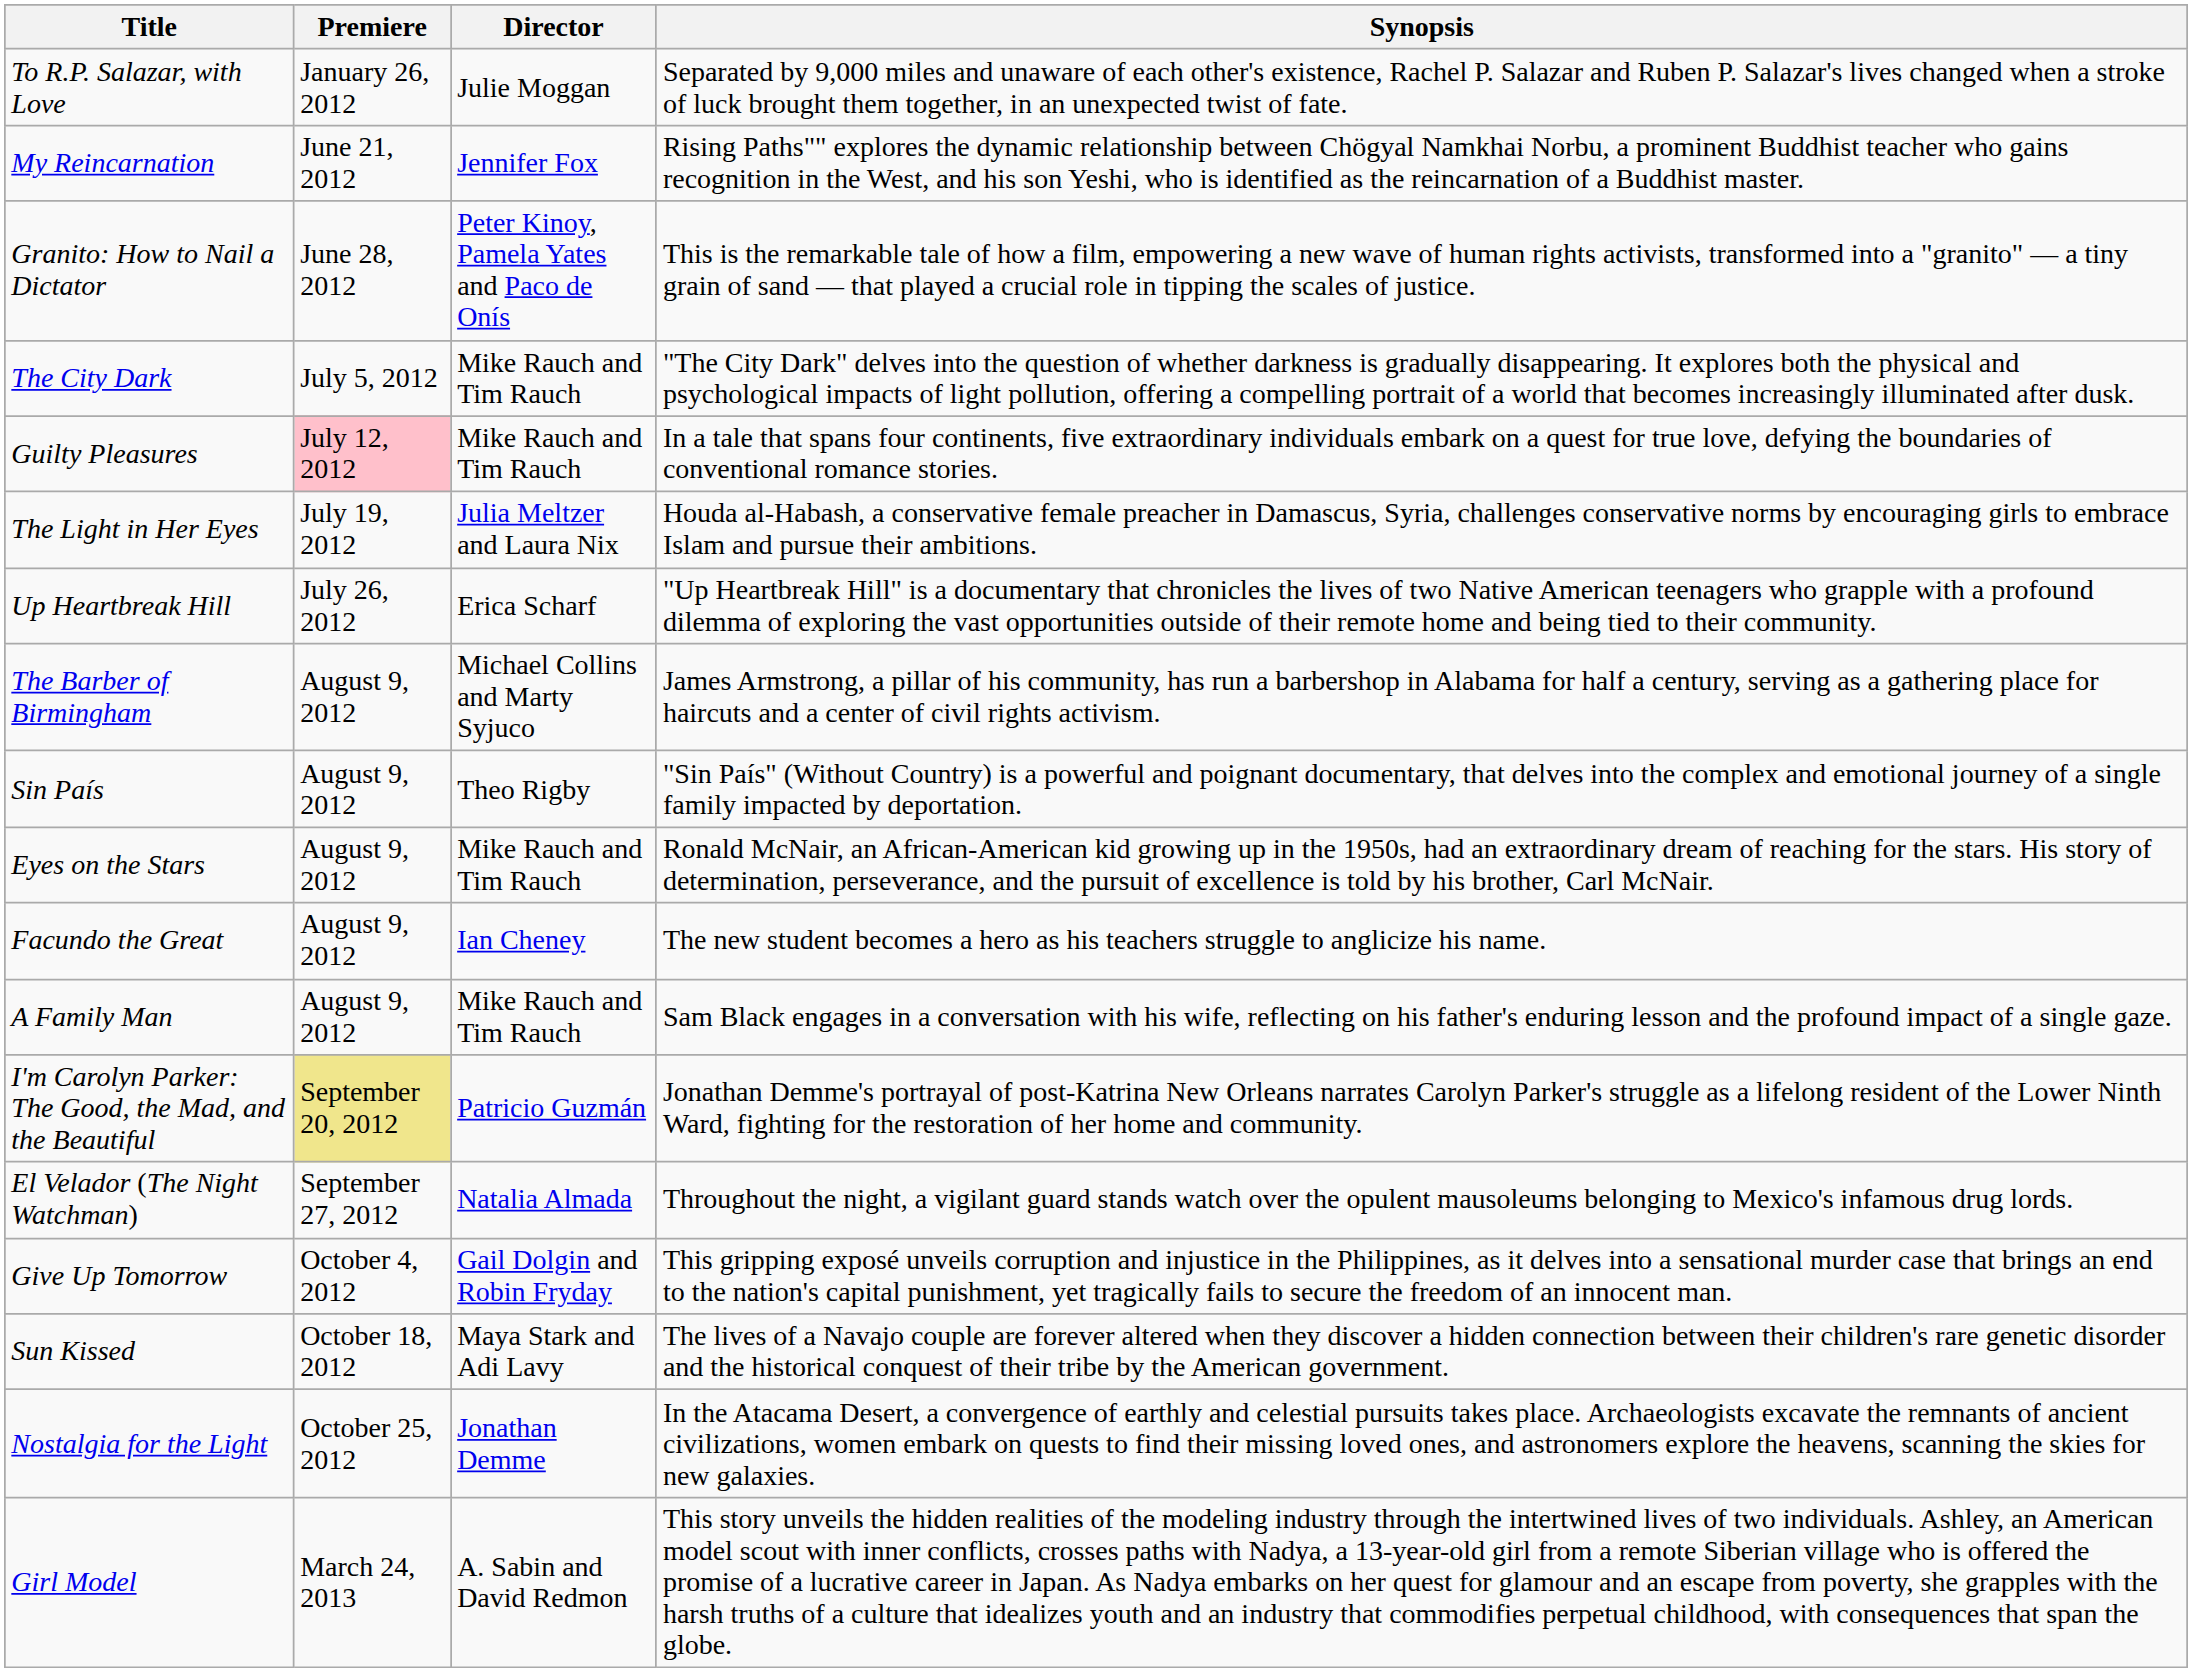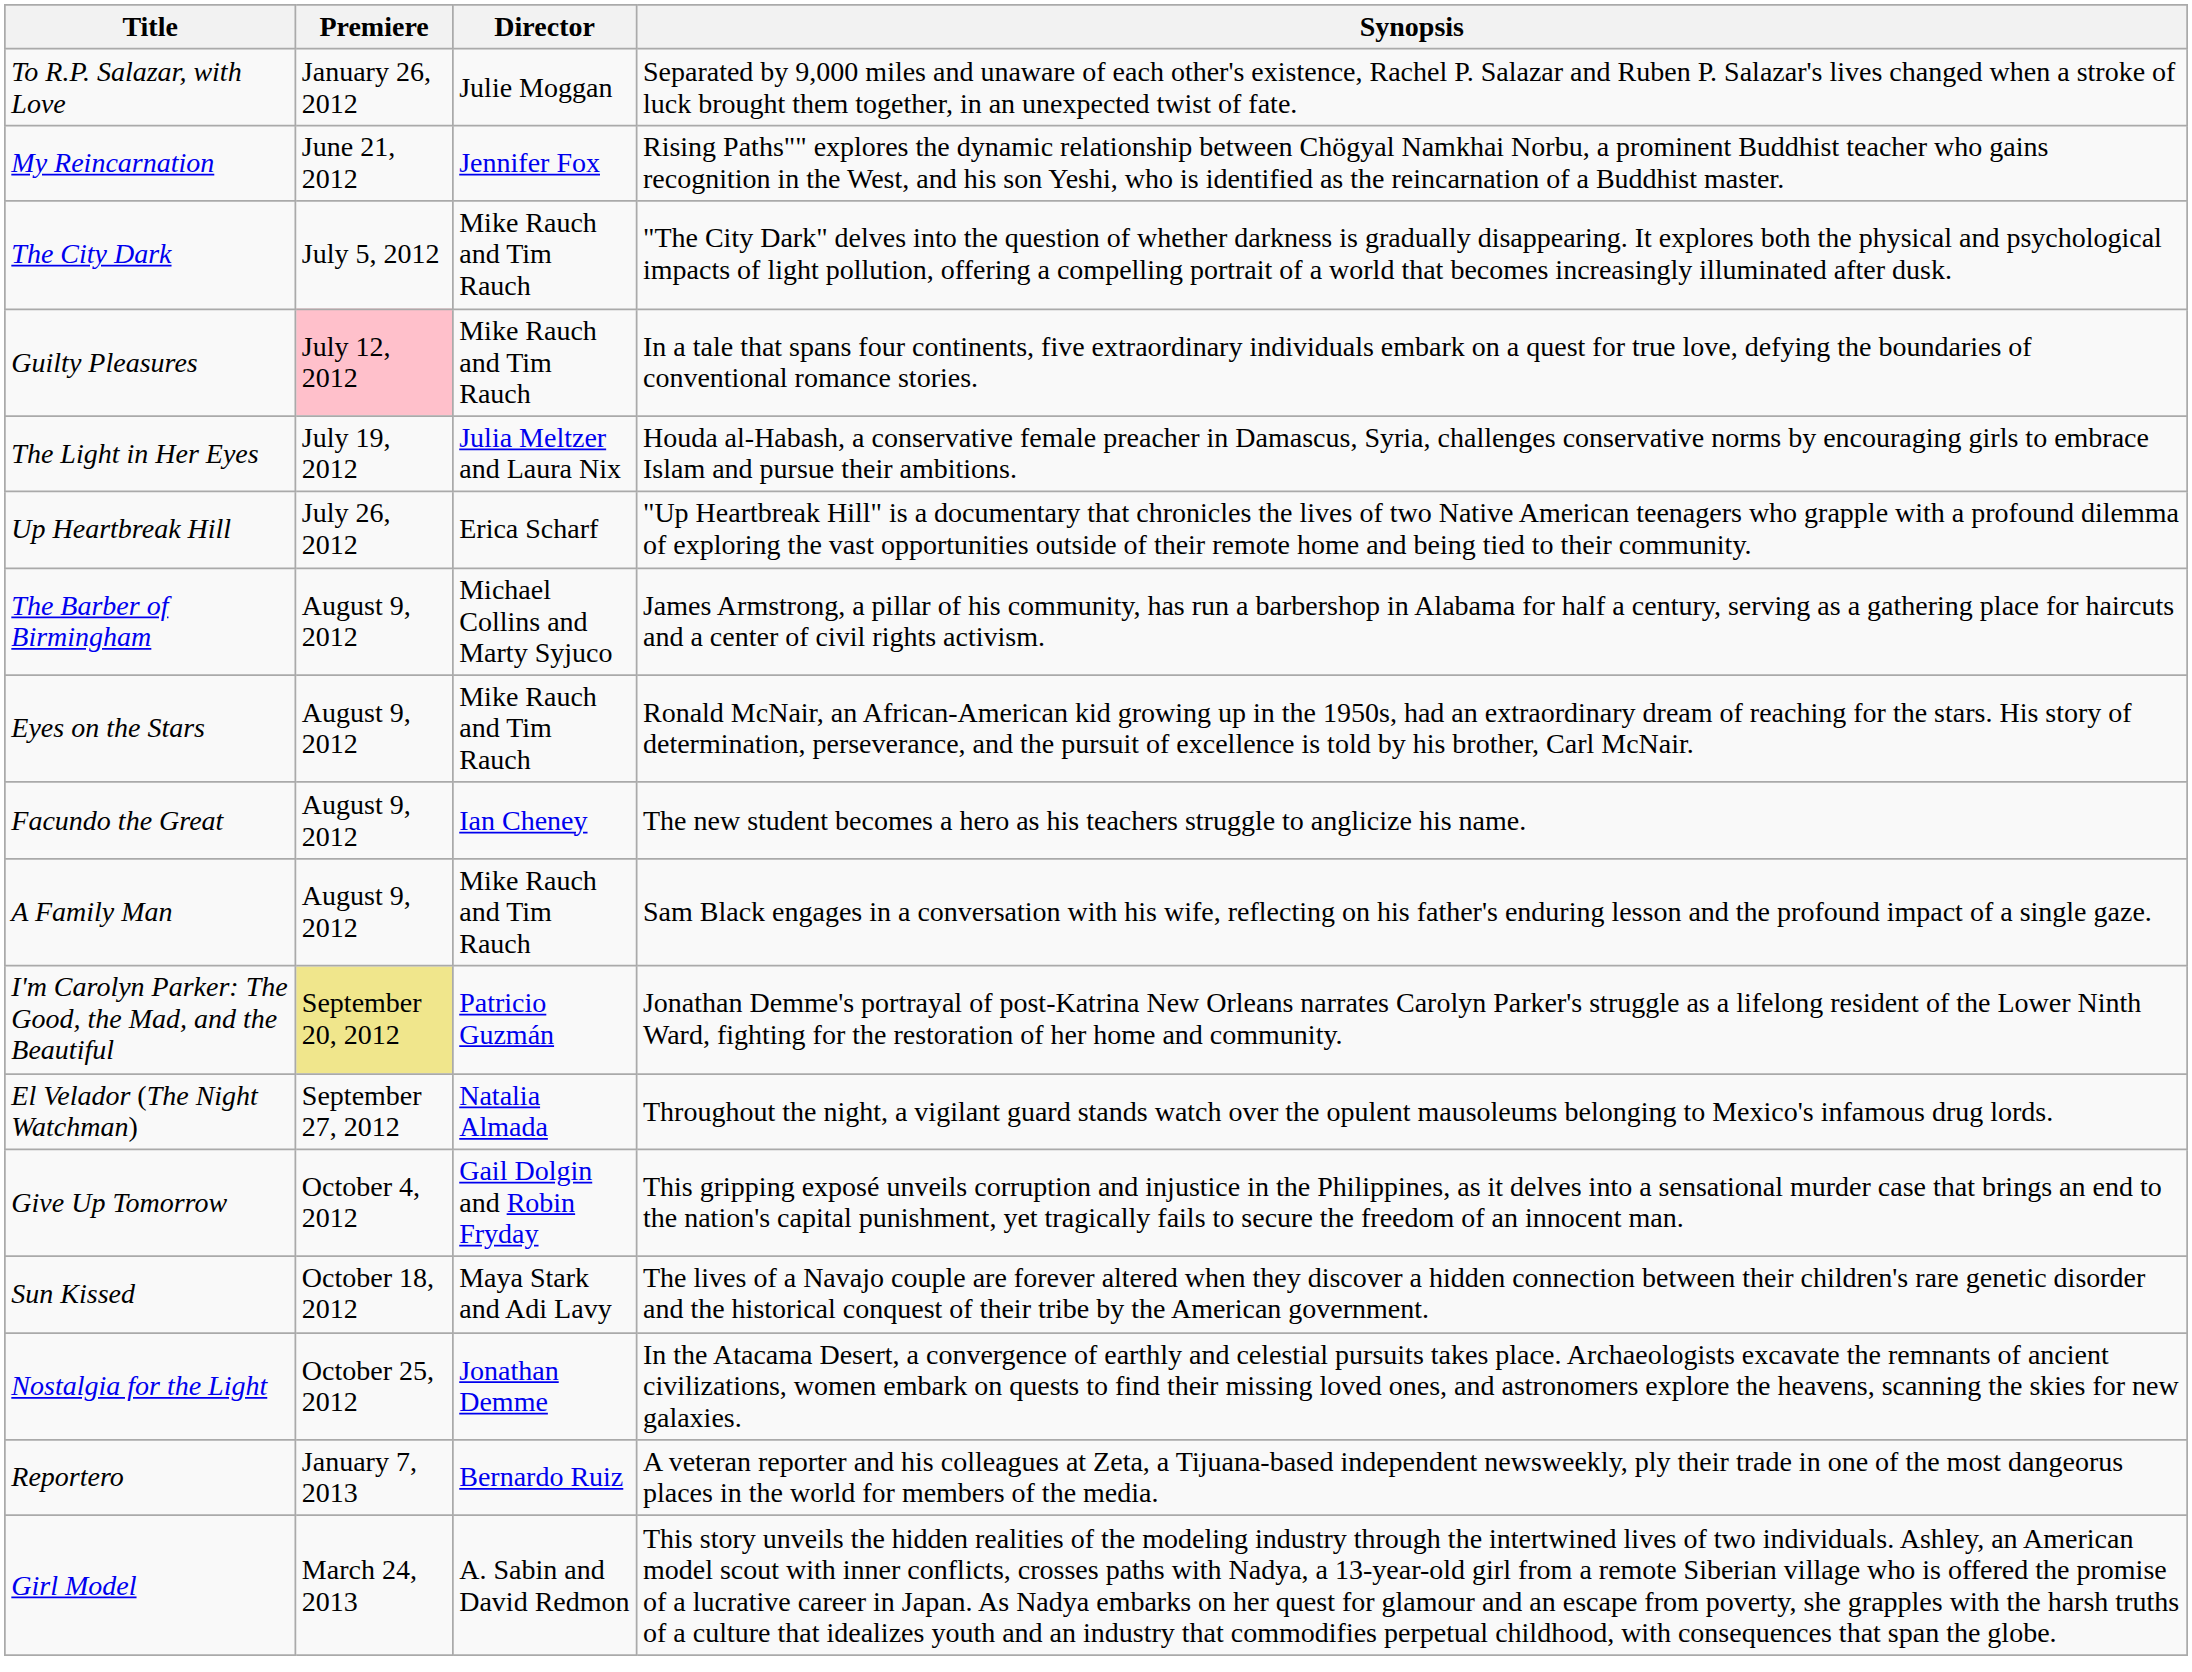- row: (143, 270)
- row: (58, 788)
+ row: (68, 1477)
